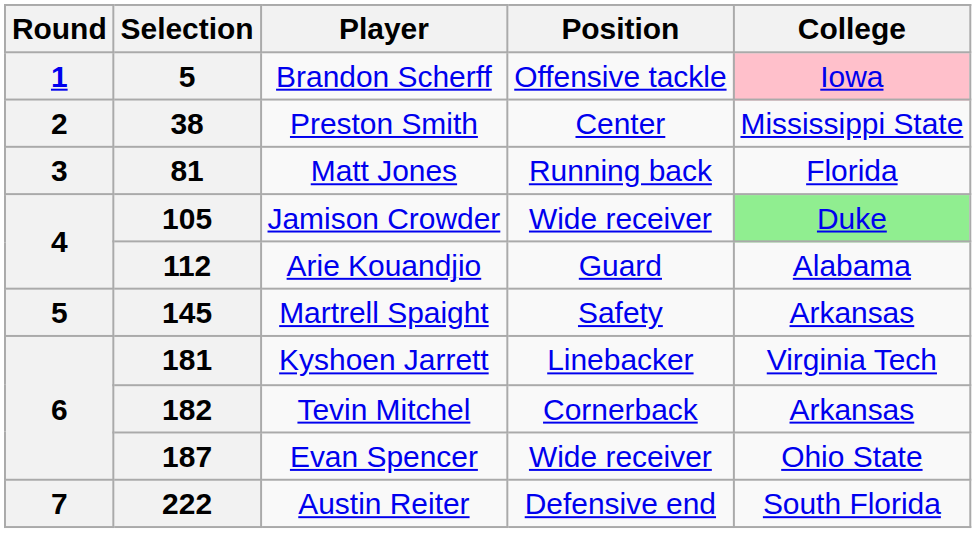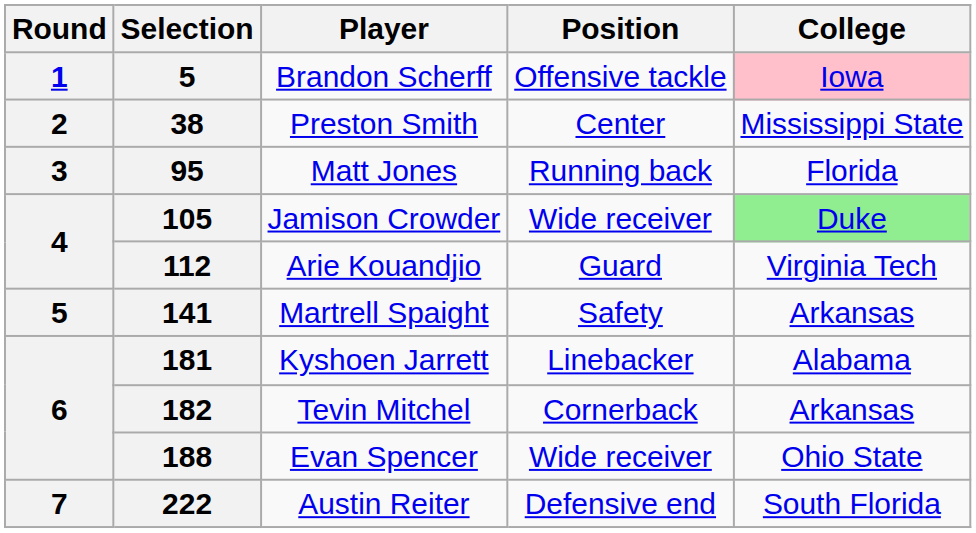(187, 171) 81 -> (187, 171) 95
(852, 266) Alabama -> (852, 266) Virginia Tech
(187, 313) 145 -> (187, 313) 141
(852, 361) Virginia Tech -> (852, 361) Alabama
(187, 456) 187 -> (187, 456) 188
